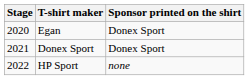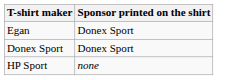- column: (20, 13)
